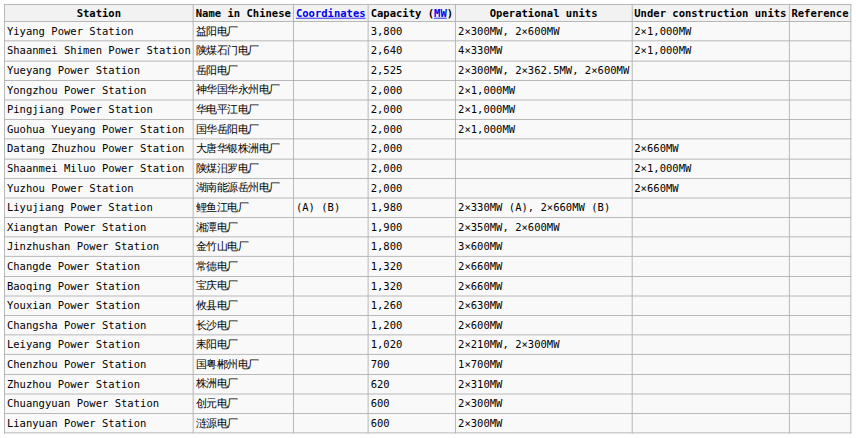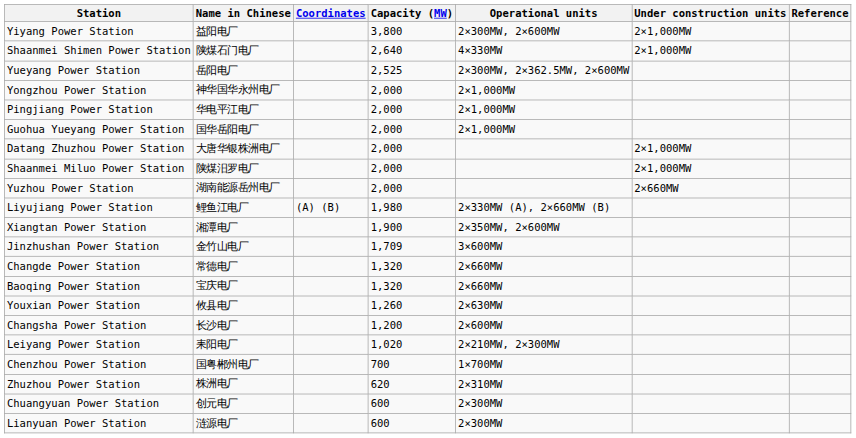(656, 149) 2×660MW -> (663, 149) 2×1,000MW
(386, 247) 1,800 -> (386, 247) 1,709
